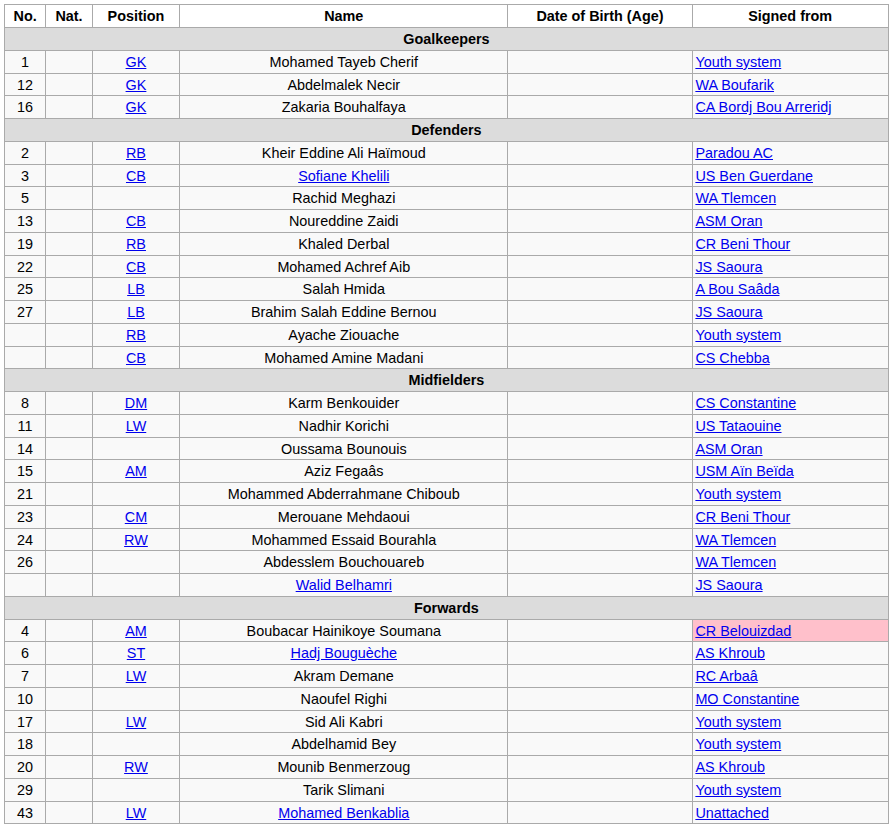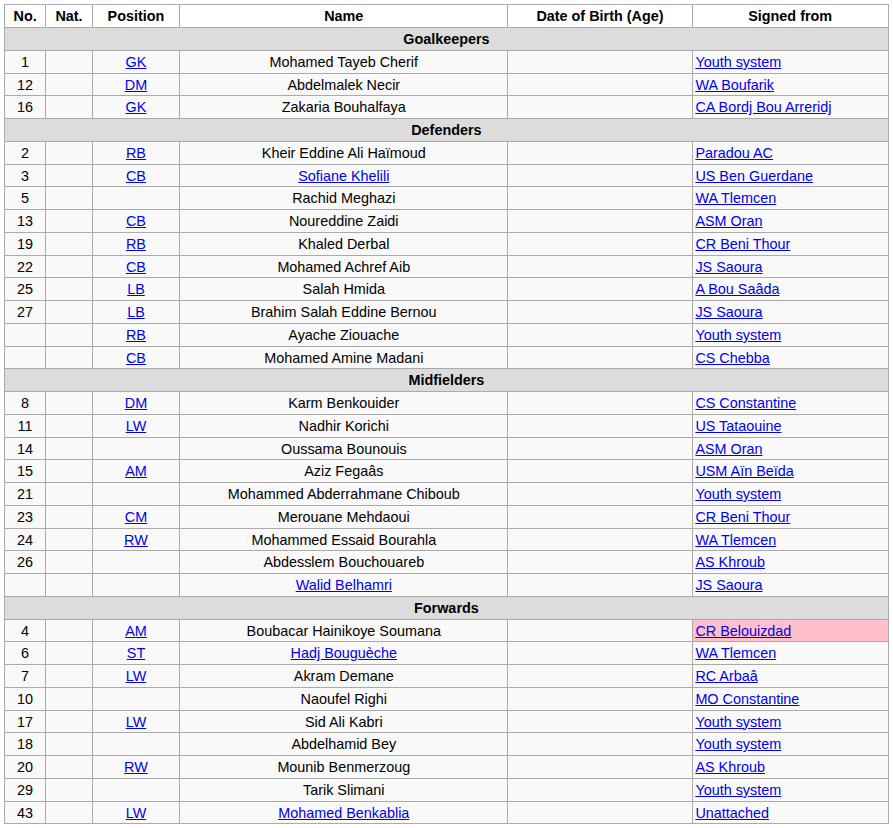(136, 85) GK -> (136, 85) DM
(736, 562) WA Tlemcen -> (730, 562) AS Khroub
(730, 653) AS Khroub -> (736, 653) WA Tlemcen
